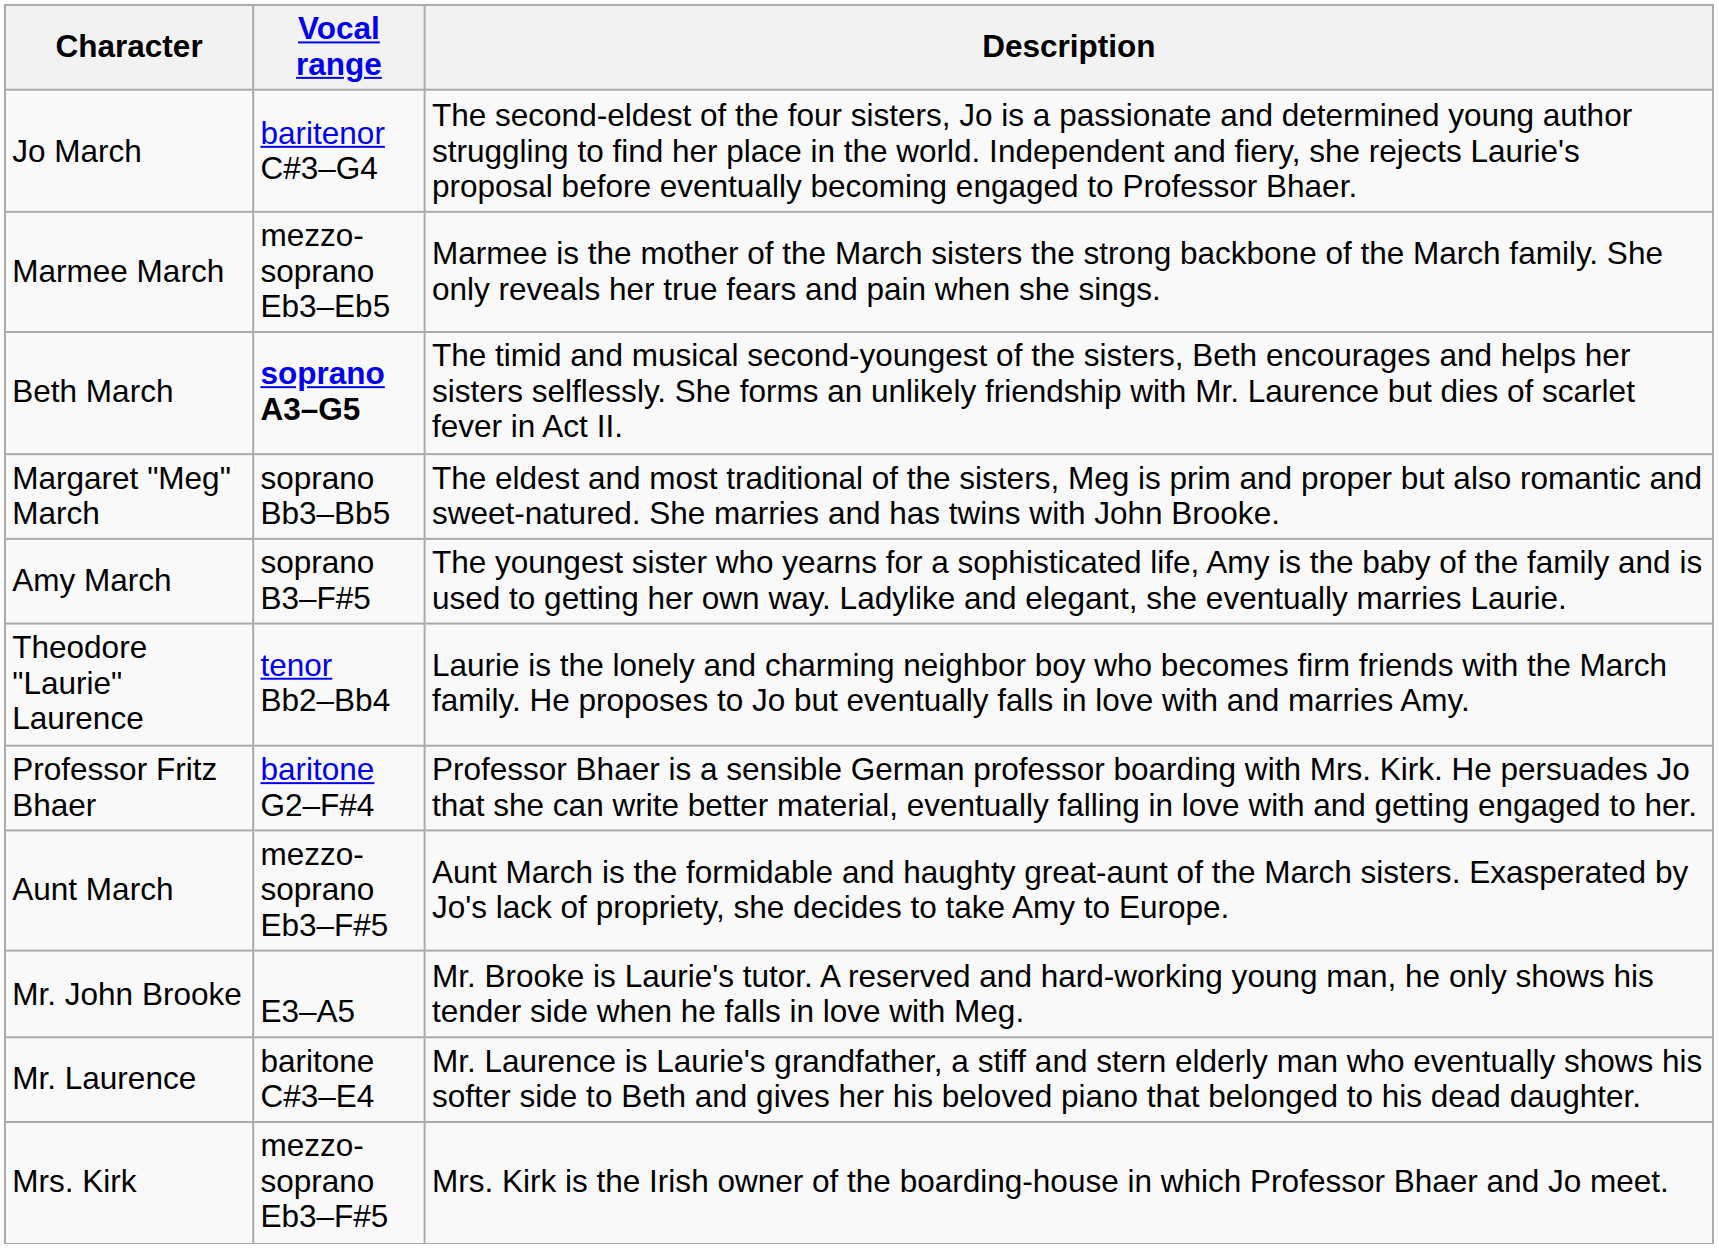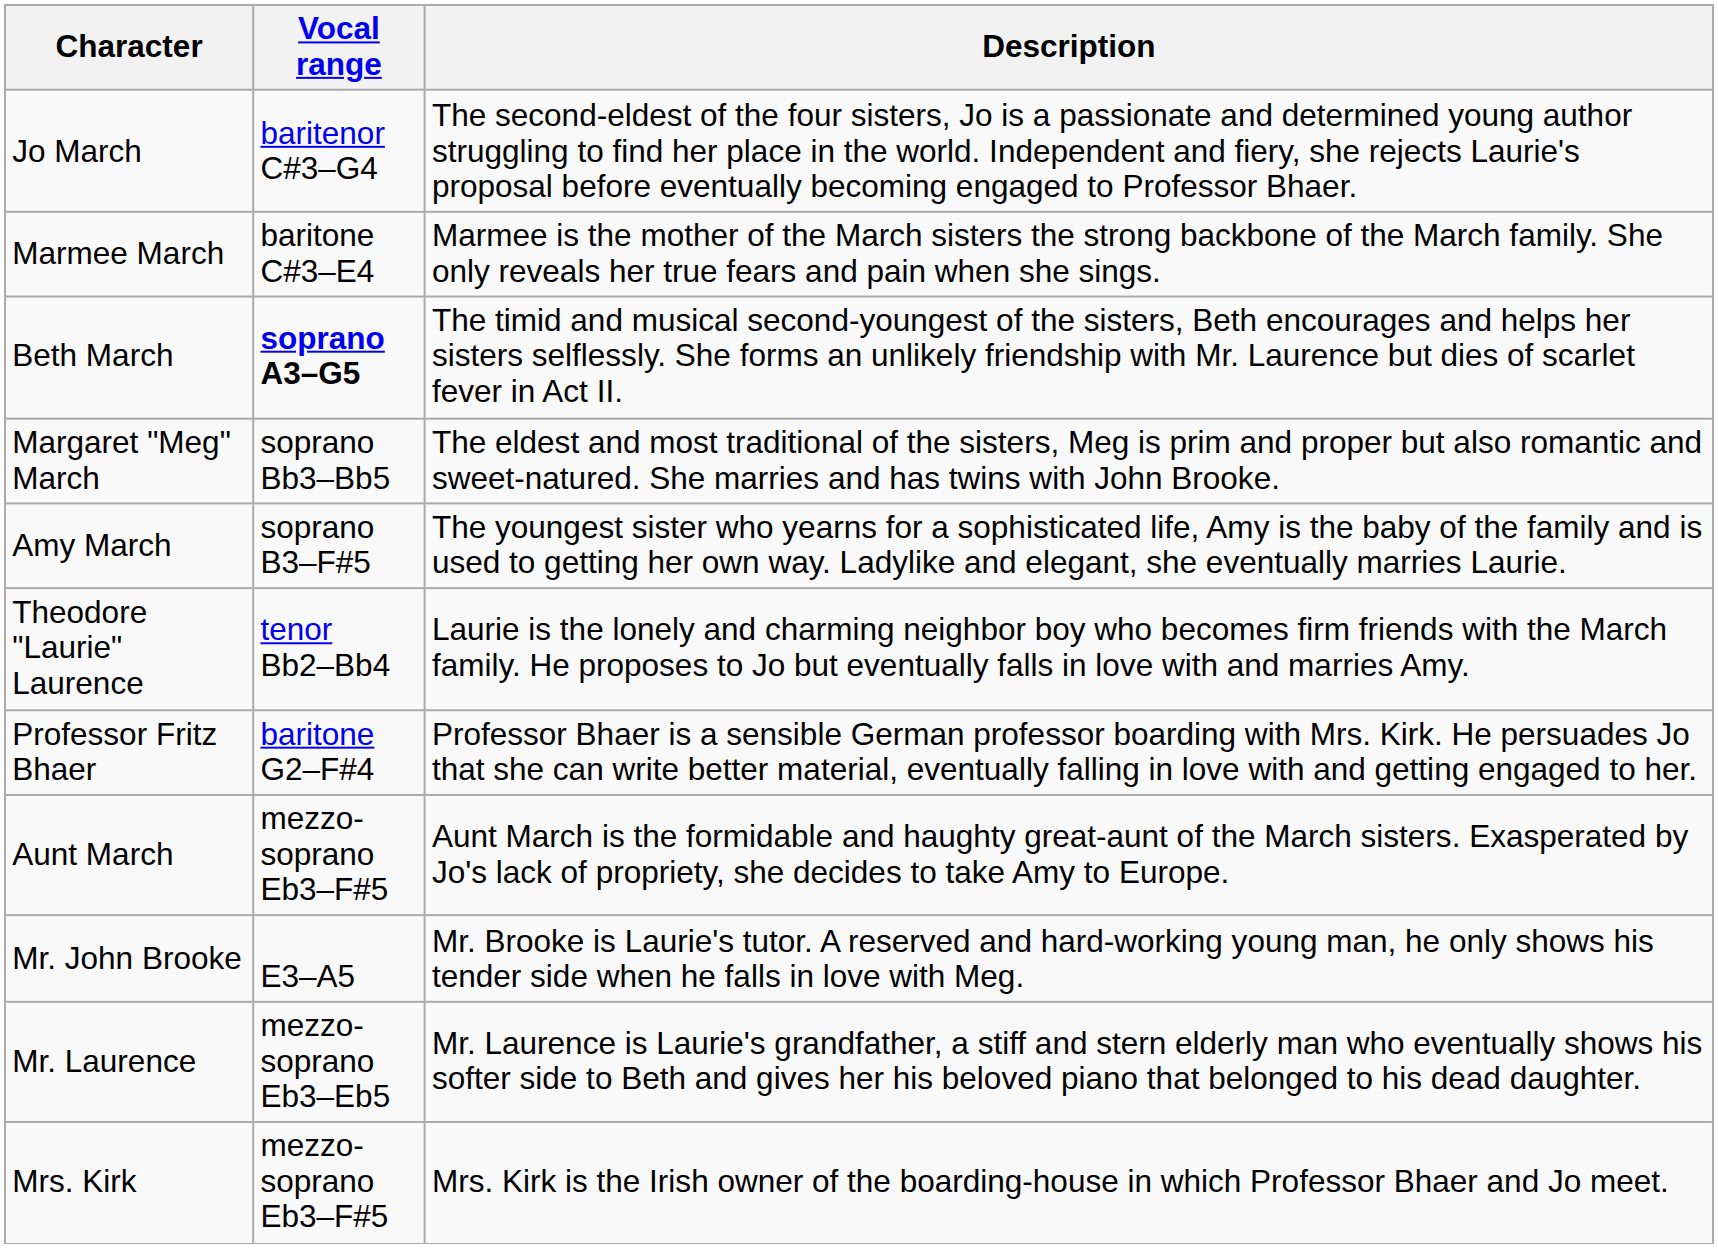(325, 271) mezzo-soprano Eb3–Eb5 -> (317, 253) baritone C#3–E4
(317, 1079) baritone C#3–E4 -> (325, 1061) mezzo-soprano Eb3–Eb5
